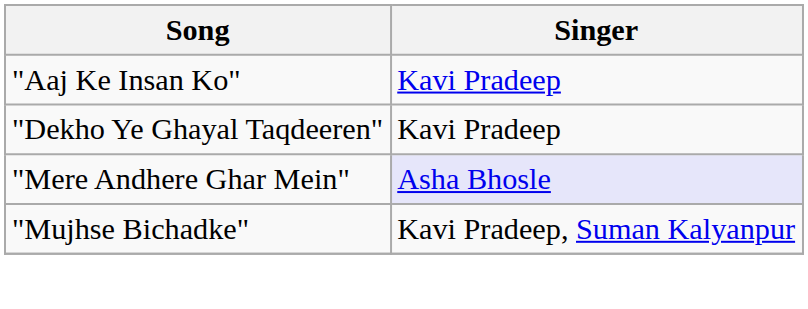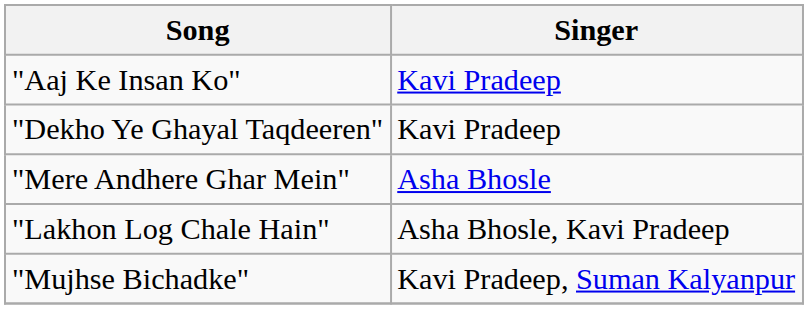(474, 179) lavender background -> (474, 179) no background
+ row: (171, 229)
